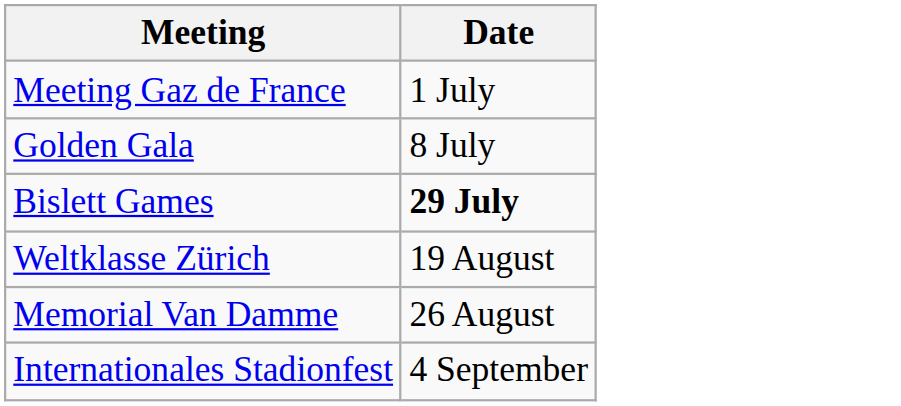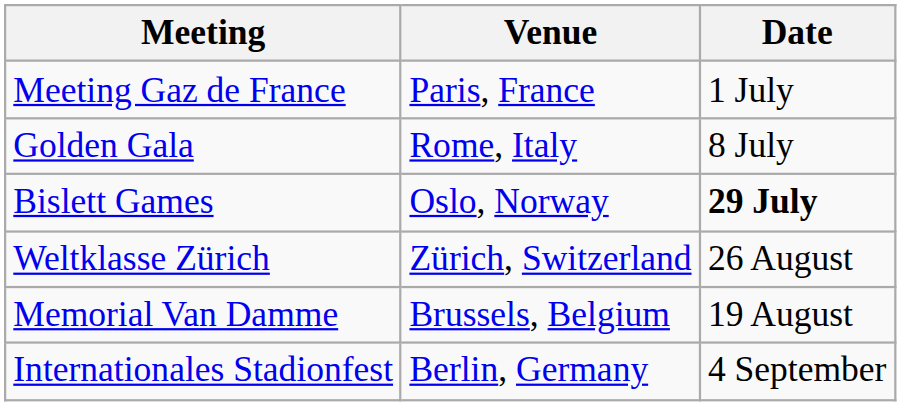+ column: (550, 32)
(482, 257) 19 August -> (780, 257) 26 August
(482, 314) 26 August -> (780, 314) 19 August
